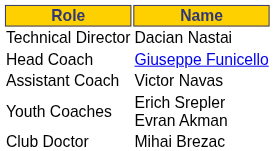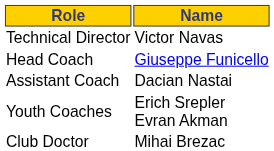(183, 38) Dacian Nastai -> (179, 38) Victor Navas
(179, 81) Victor Navas -> (183, 81) Dacian Nastai
